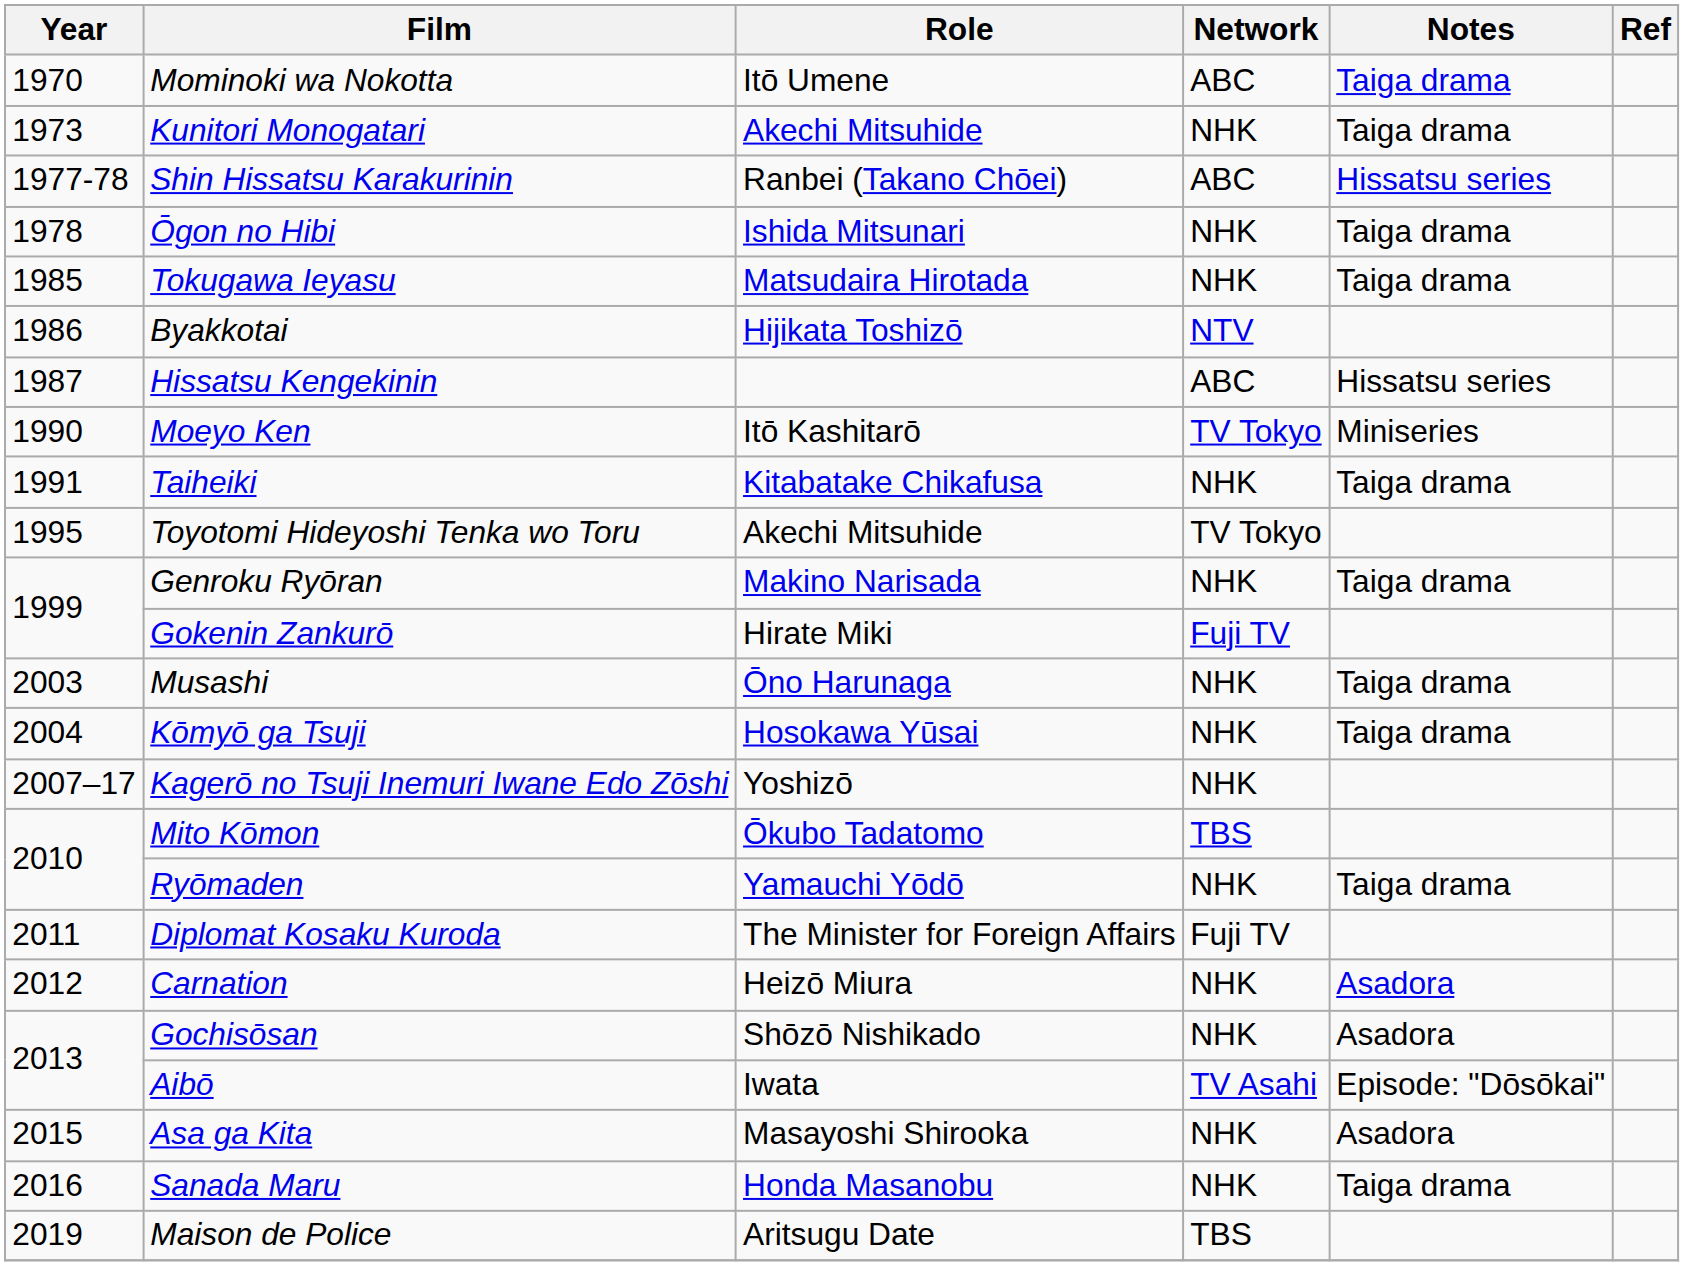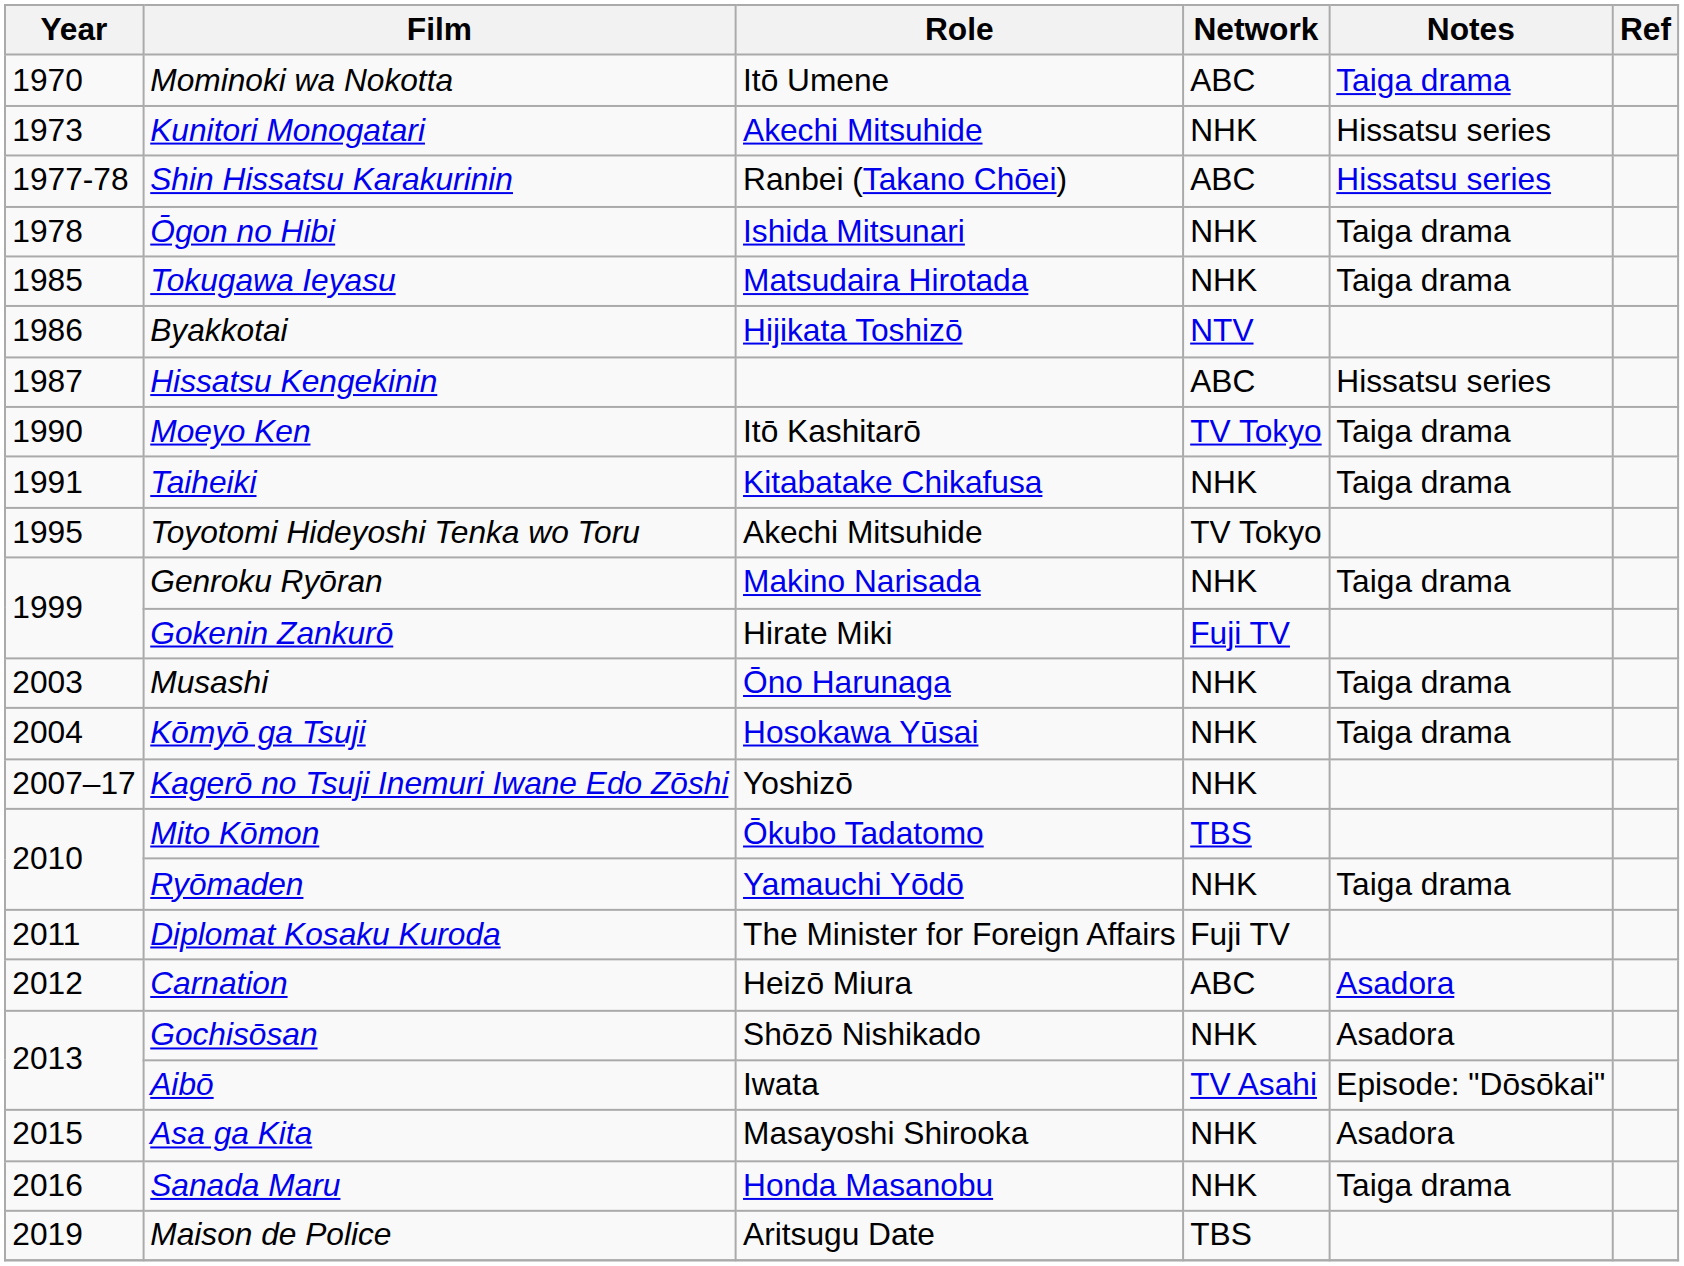(1423, 130) Taiga drama -> (1444, 130) Hissatsu series
(1408, 431) Miniseries -> (1423, 431) Taiga drama
(1224, 984) NHK -> (1223, 984) ABC
